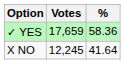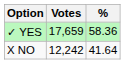(66, 50) 12,245 -> (66, 50) 12,242
